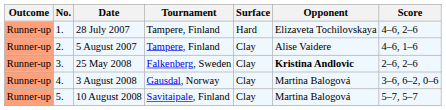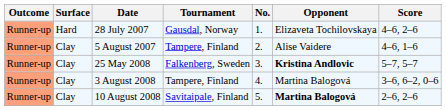columns swapped: (63, 12) <-> (253, 12)
(183, 29) Tampere, Finland -> (202, 29) Gausdal, Norway
(400, 63) 2–6, 2–6 -> (400, 63) 5–7, 5–7
(183, 79) Gausdal, Norway -> (202, 79) Tampere, Finland
(313, 96) normal -> (315, 96) bold
(400, 96) 5–7, 5–7 -> (400, 96) 2–6, 2–6
